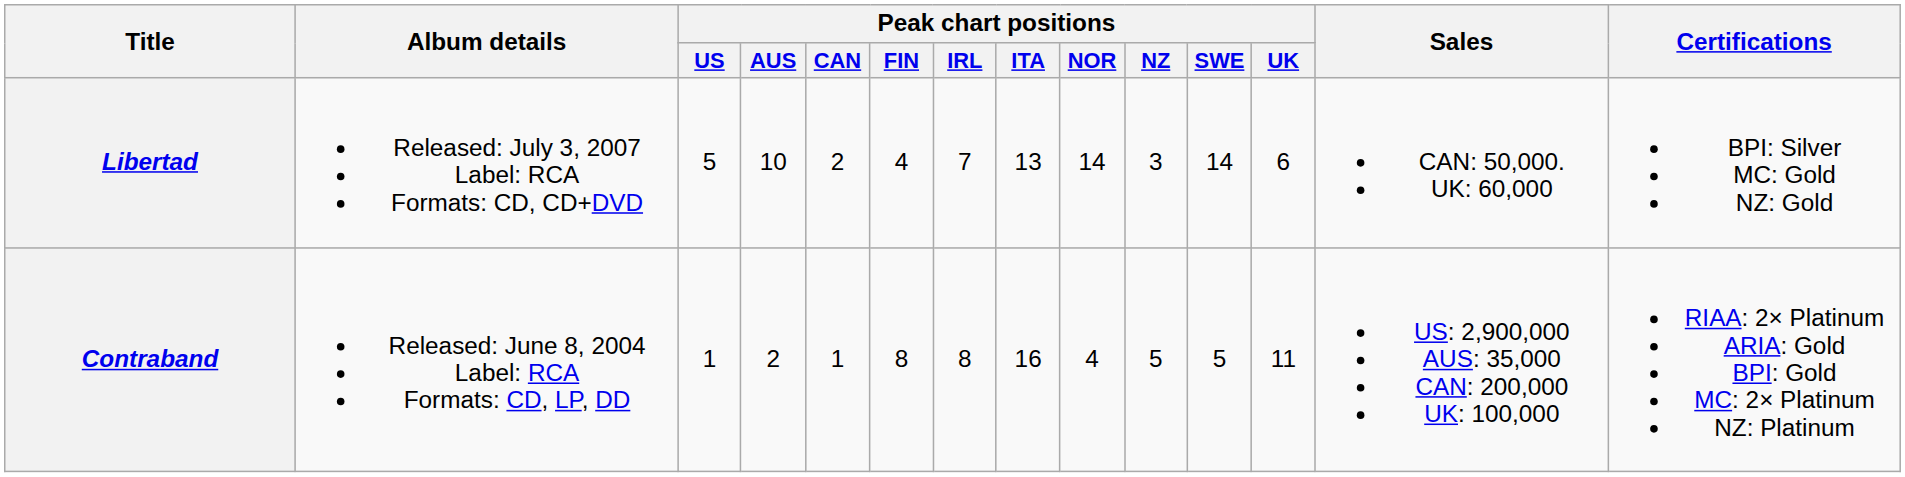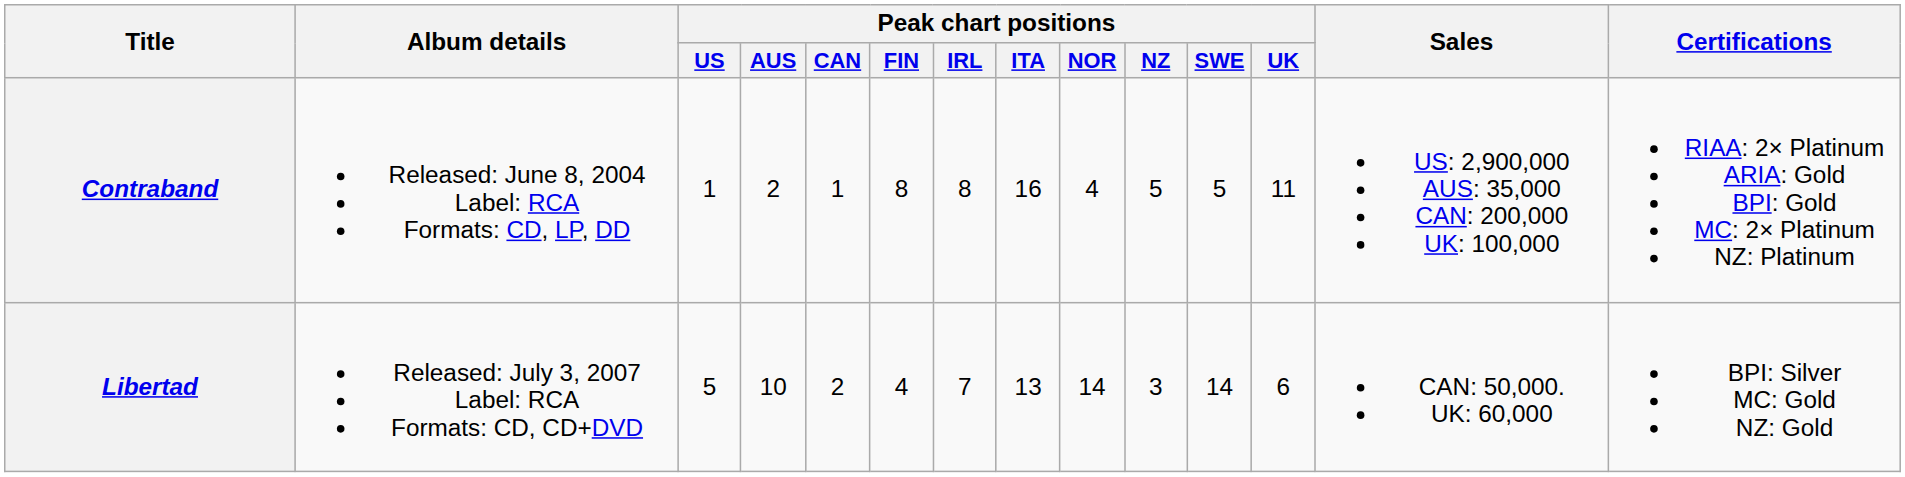rows swapped: (150, 358) <-> (150, 162)
